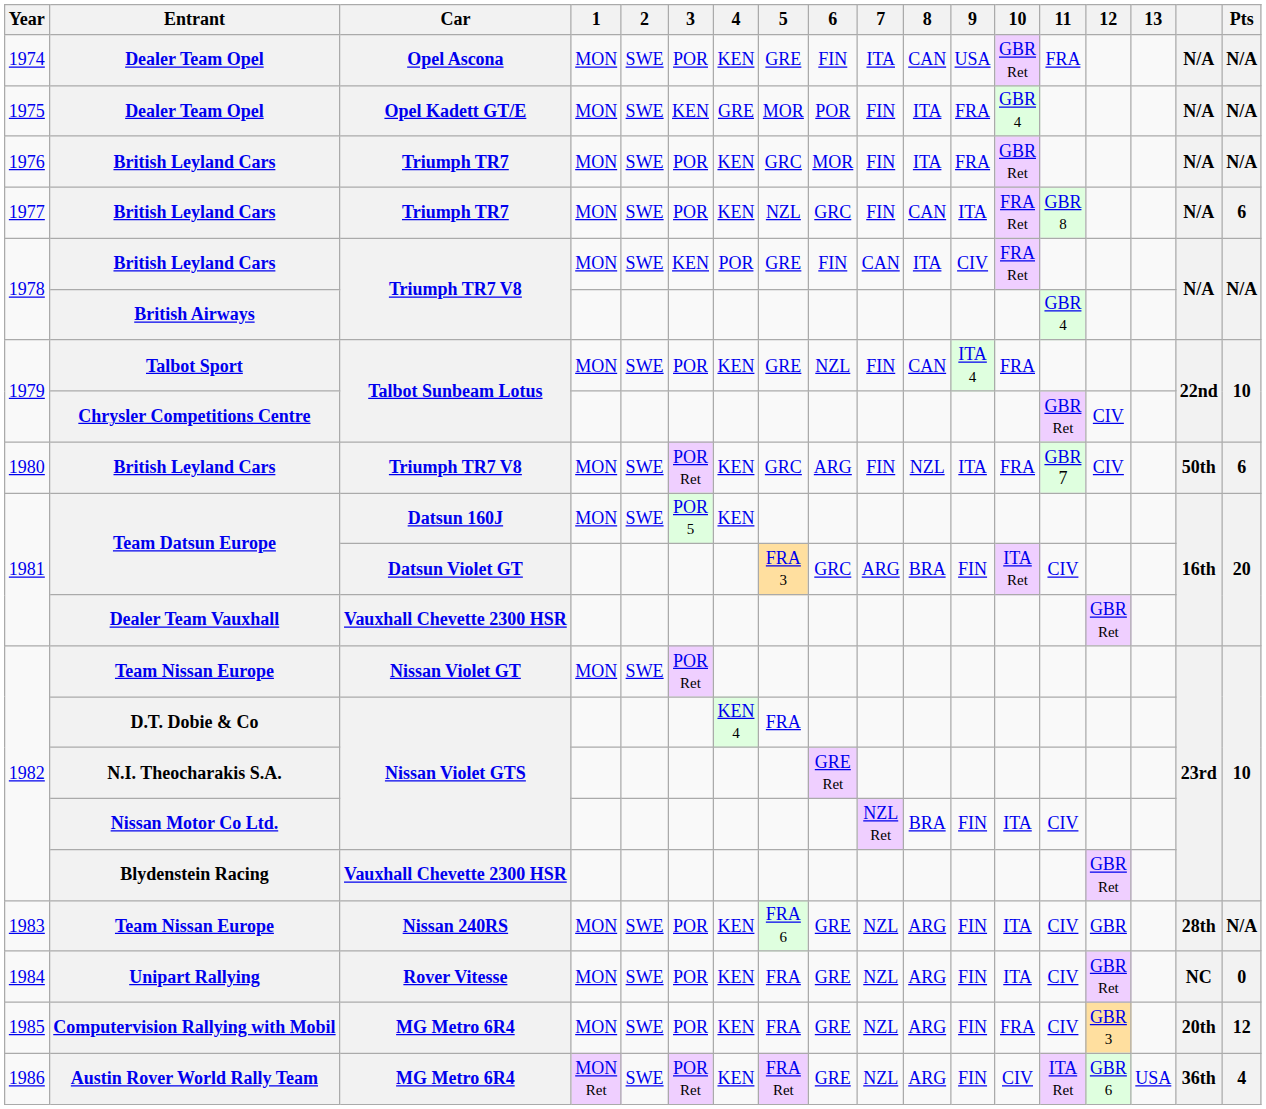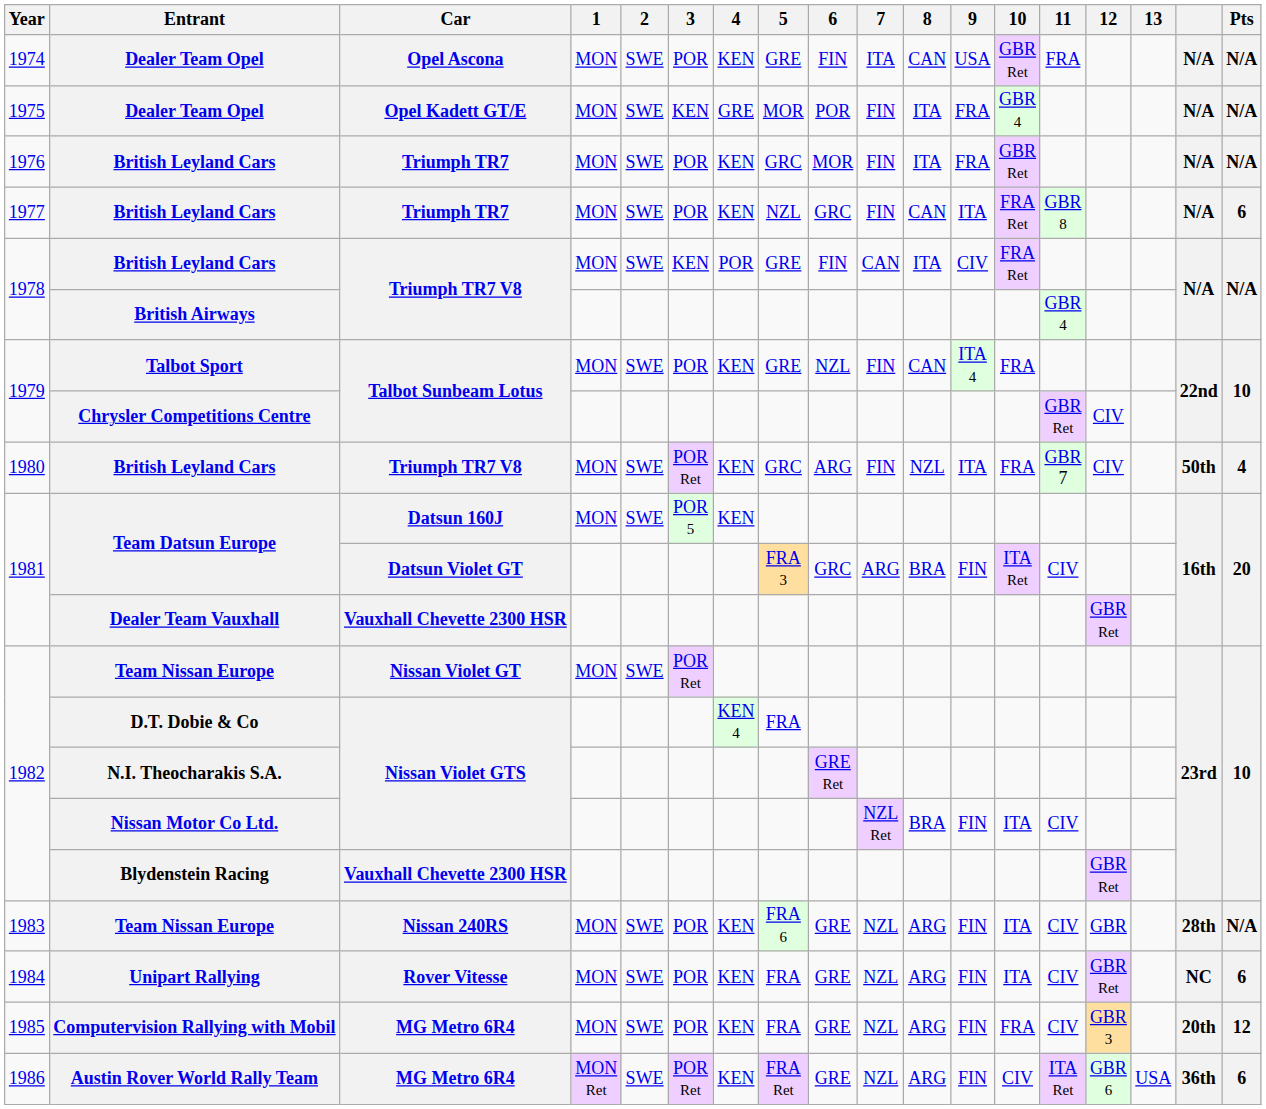(1242, 467) 6 -> (1242, 467) 4
(1242, 976) 0 -> (1242, 976) 6
(1242, 1078) 4 -> (1242, 1078) 6
